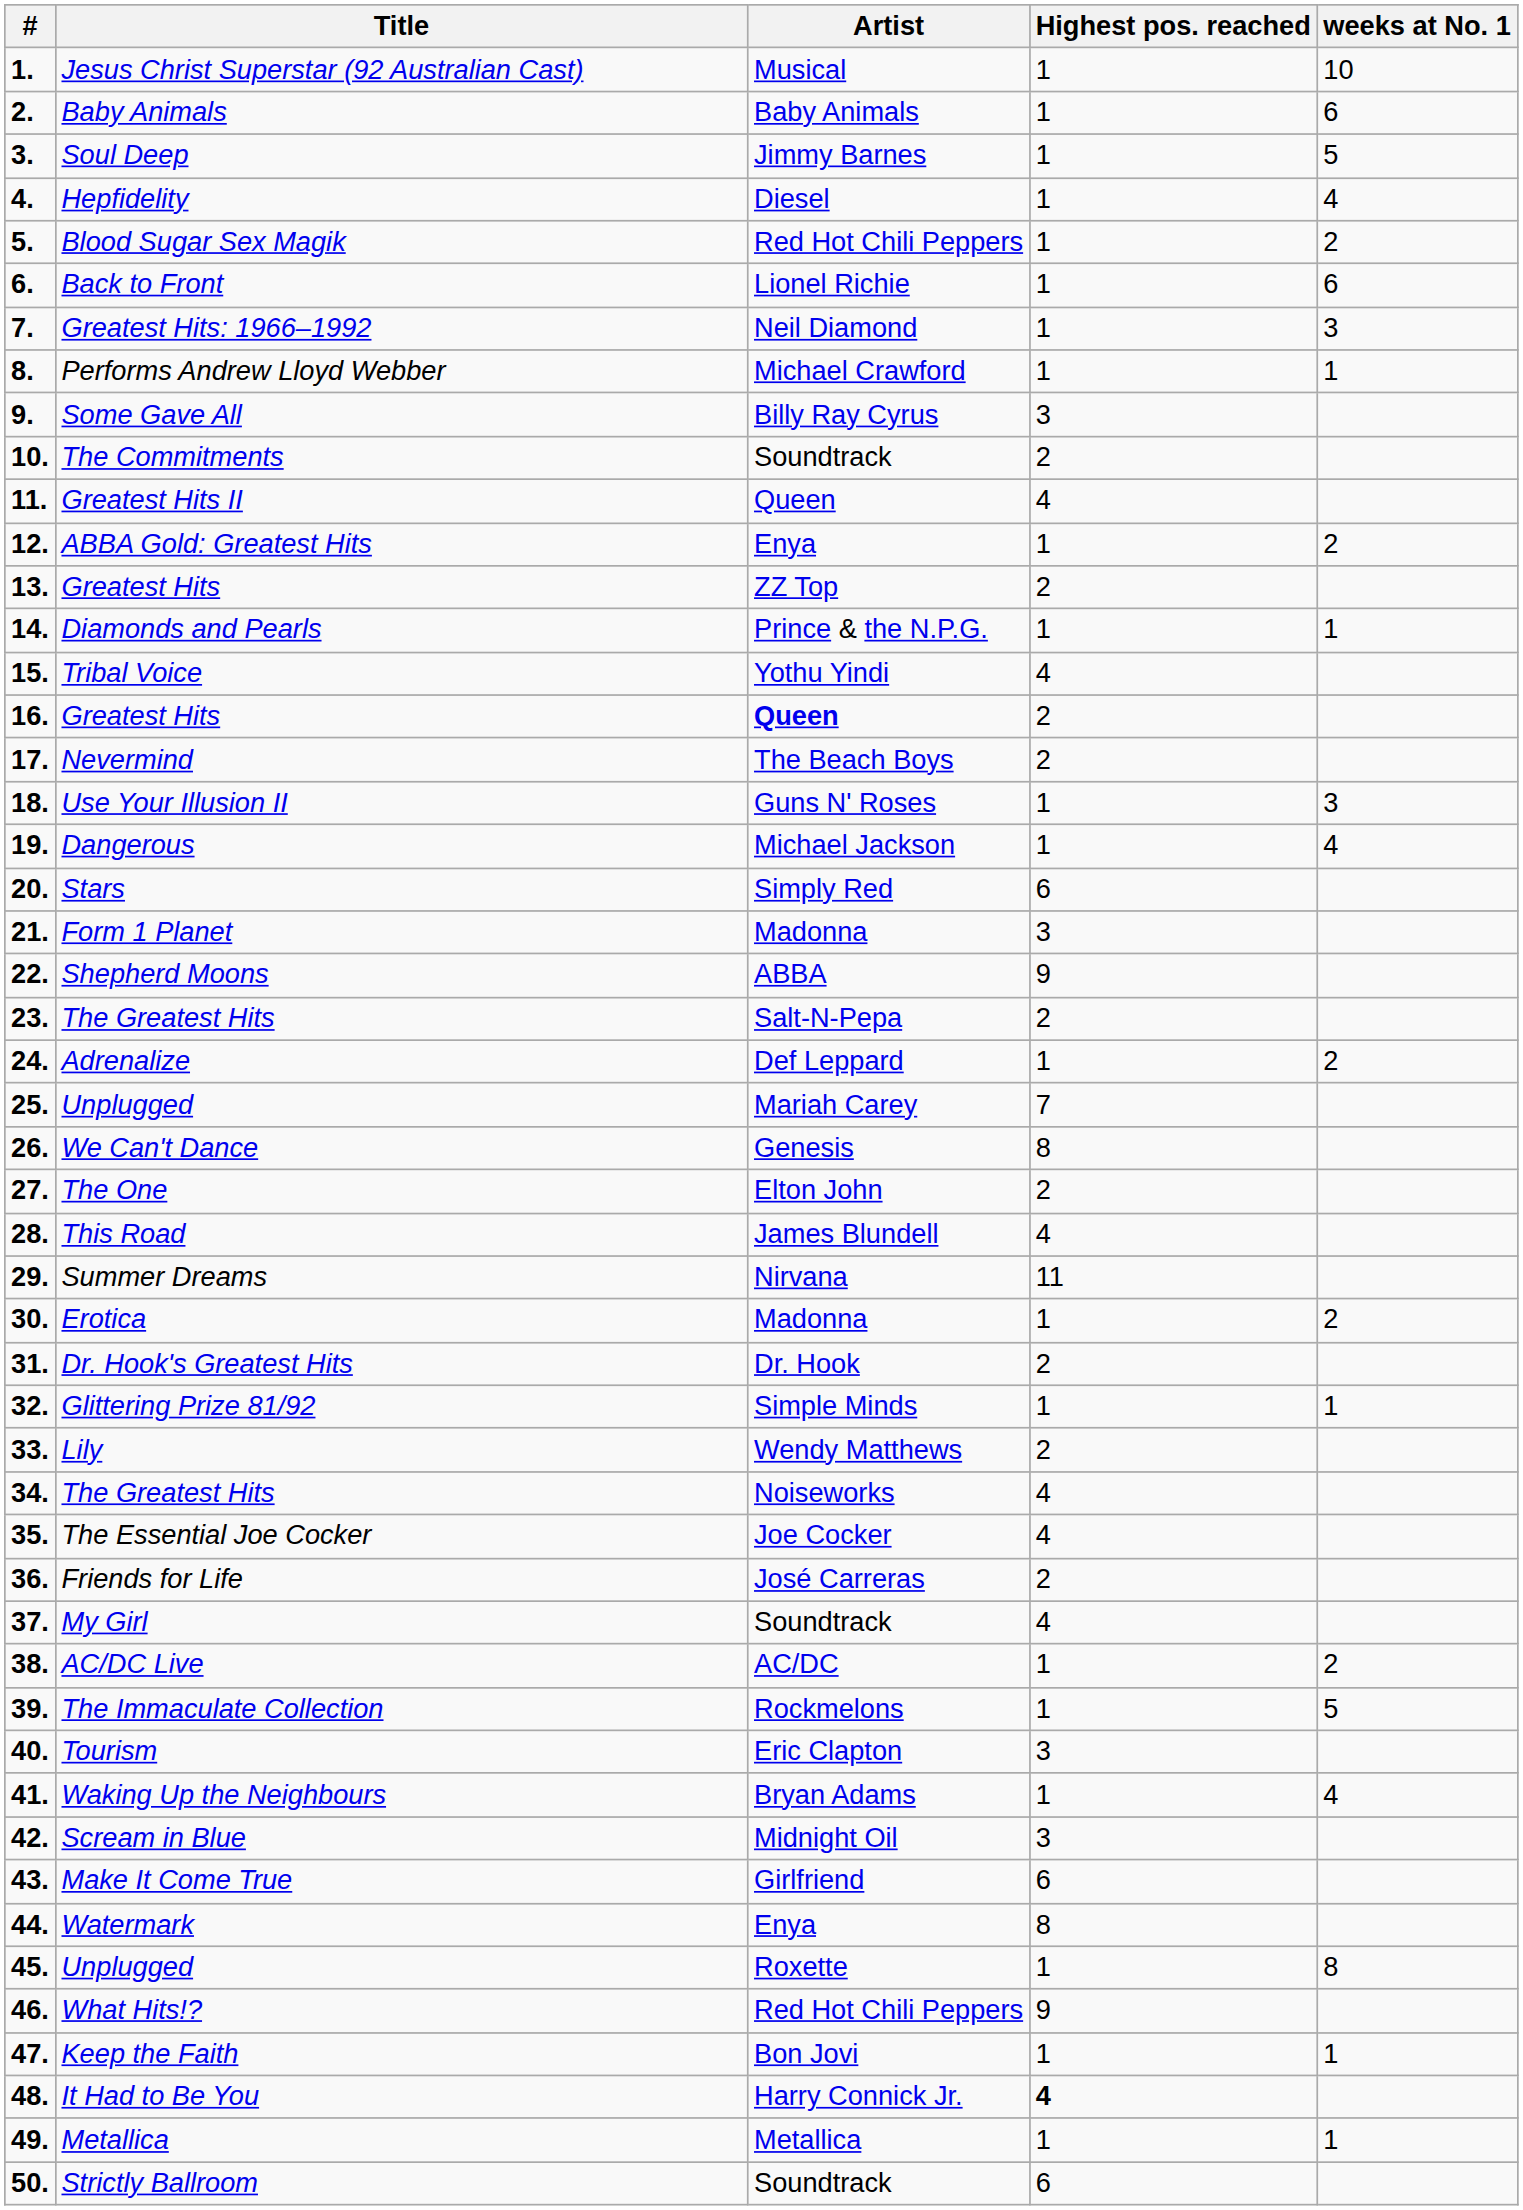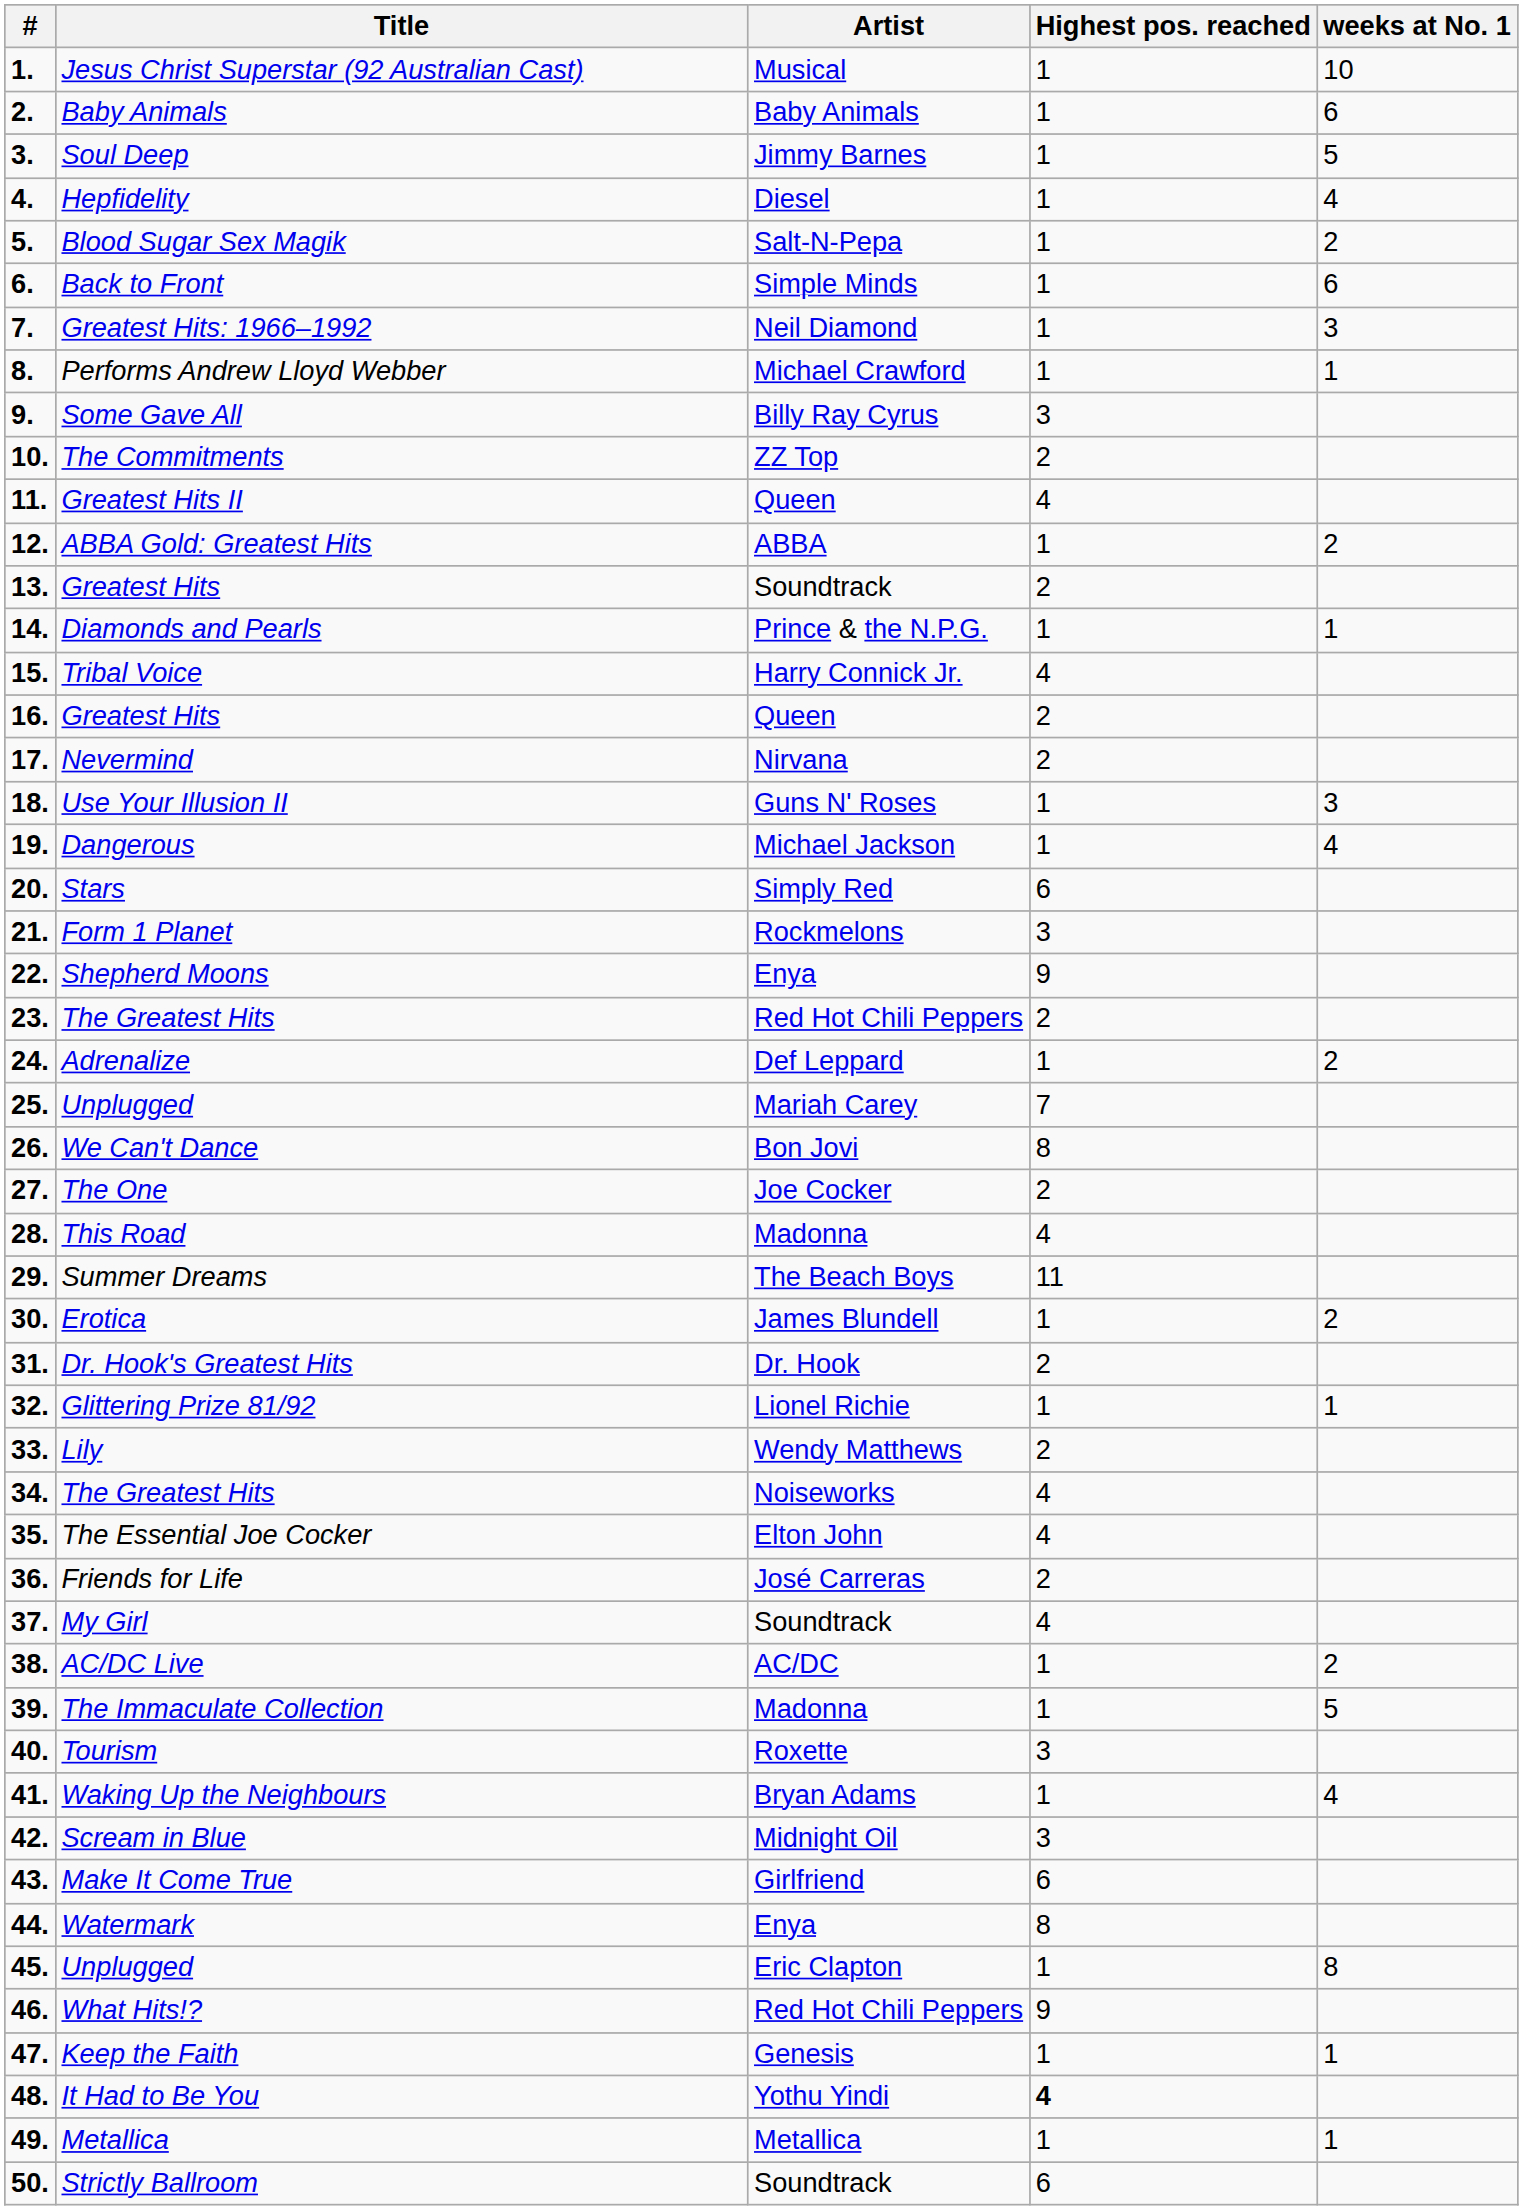(889, 241) Red Hot Chili Peppers -> (828, 241) Salt-N-Pepa
(832, 284) Lionel Richie -> (836, 284) Simple Minds
(823, 457) Soundtrack -> (796, 457) ZZ Top
(785, 543) Enya -> (790, 543) ABBA
(796, 586) ZZ Top -> (823, 586) Soundtrack
(822, 673) Yothu Yindi -> (858, 673) Harry Connick Jr.
(796, 716) bold -> (795, 716) normal
(854, 759) The Beach Boys -> (801, 759) Nirvana
(811, 931) Madonna -> (829, 931) Rockmelons
(790, 975) ABBA -> (785, 975) Enya
(828, 1018) Salt-N-Pepa -> (889, 1018) Red Hot Chili Peppers
(804, 1147) Genesis -> (806, 1147) Bon Jovi
(818, 1190) Elton John -> (823, 1190) Joe Cocker
(846, 1233) James Blundell -> (811, 1233) Madonna
(801, 1277) Nirvana -> (854, 1277) The Beach Boys
(811, 1320) Madonna -> (846, 1320) James Blundell
(836, 1406) Simple Minds -> (832, 1406) Lionel Richie
(823, 1535) Joe Cocker -> (818, 1535) Elton John
(829, 1708) Rockmelons -> (811, 1708) Madonna
(828, 1751) Eric Clapton -> (801, 1751) Roxette
(801, 1967) Roxette -> (828, 1967) Eric Clapton
(806, 2053) Bon Jovi -> (804, 2053) Genesis
(858, 2096) Harry Connick Jr. -> (822, 2096) Yothu Yindi
